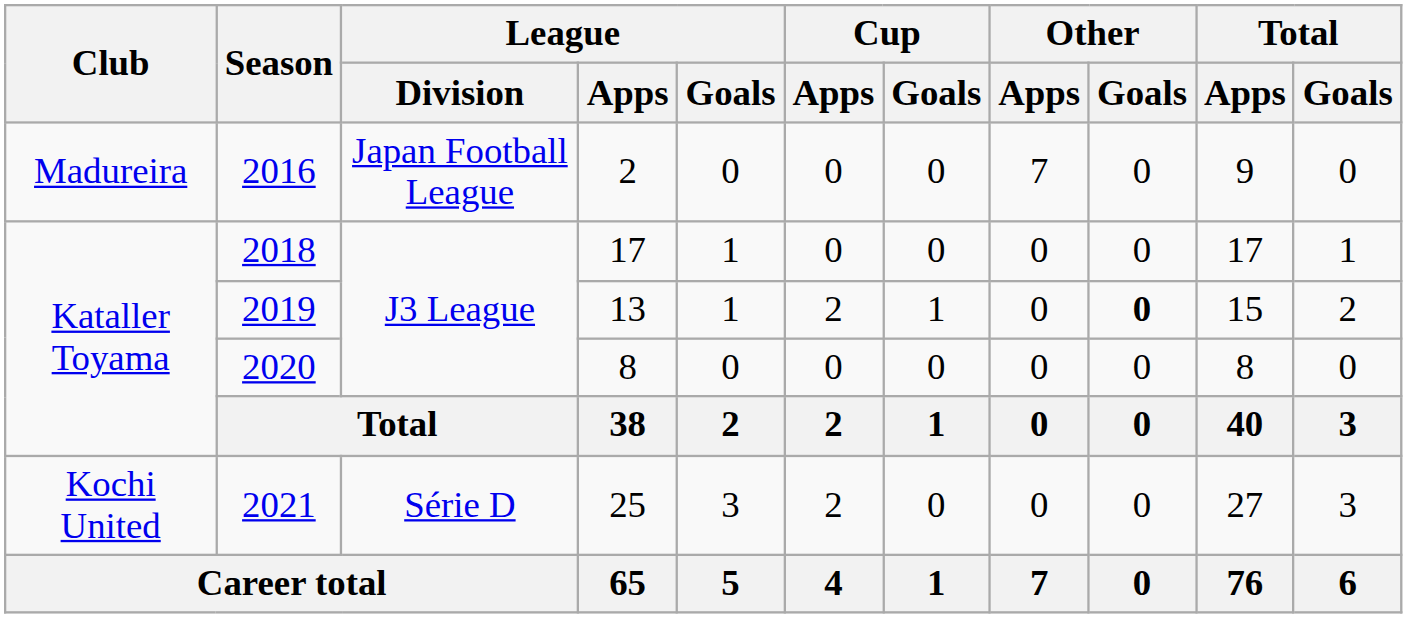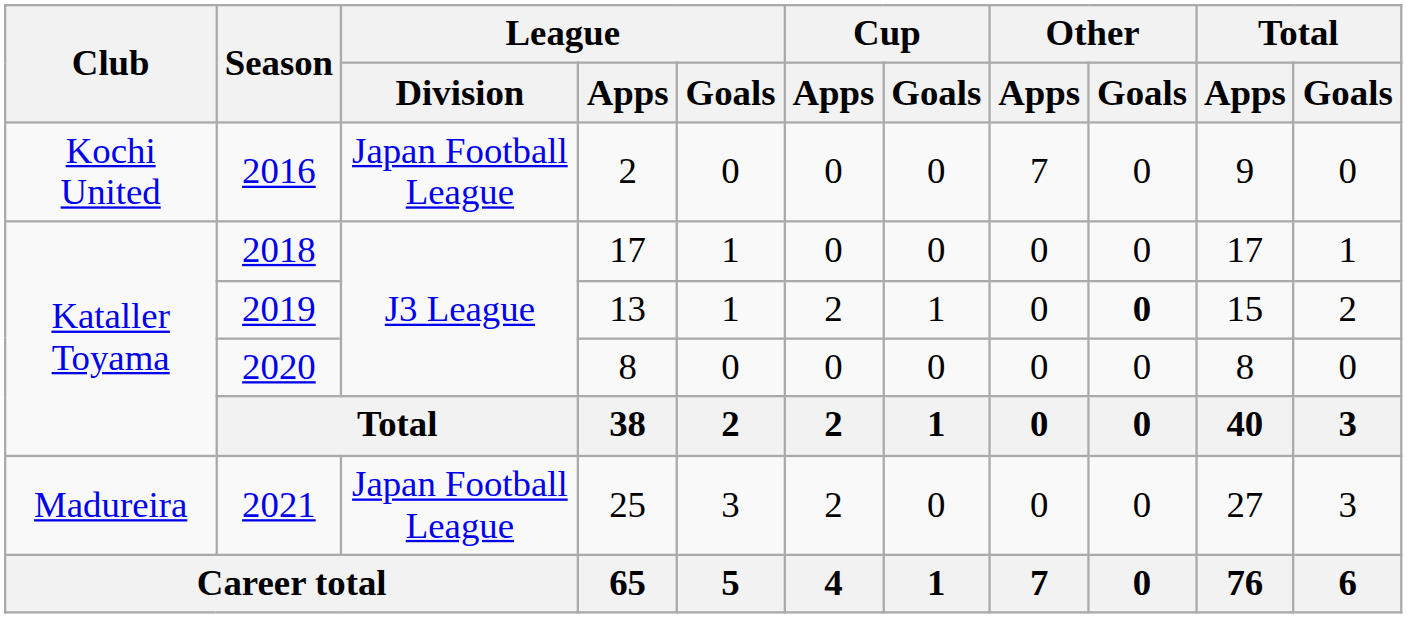(111, 171) Madureira -> (111, 171) Kochi United
(111, 504) Kochi United -> (111, 504) Madureira
(460, 504) Série D -> (460, 504) Japan Football League
